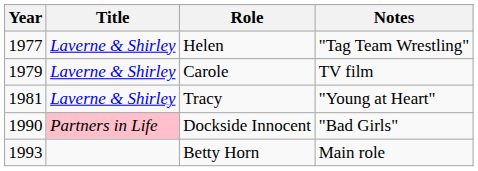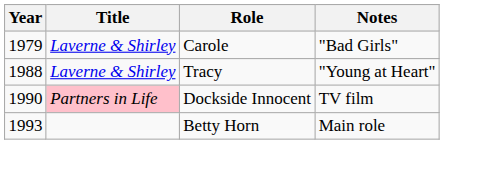- row: (204, 44)
(346, 71) TV film -> (358, 44) "Bad Girls"
(25, 98) 1981 -> (25, 71) 1988
(358, 125) "Bad Girls" -> (346, 98) TV film
